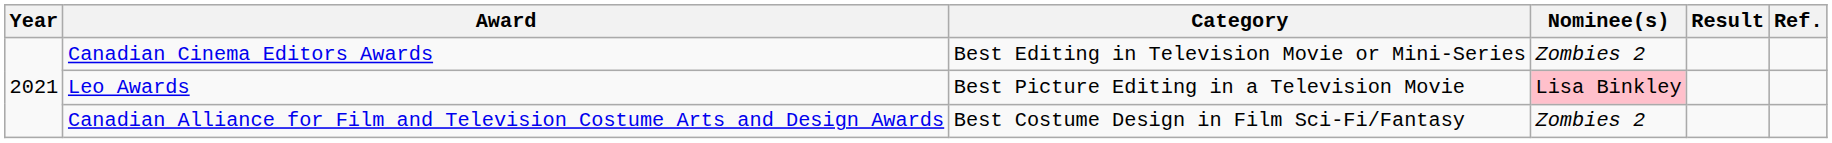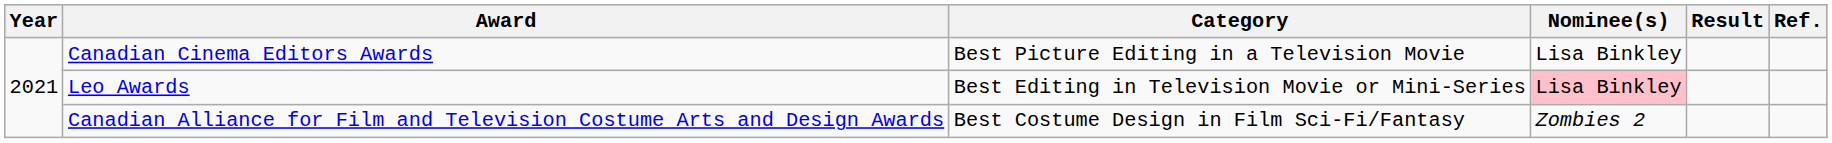(1240, 54) Best Editing in Television Movie or Mini-Series -> (1209, 54) Best Picture Editing in a Television Movie
(1590, 54) Zombies 2 -> (1609, 54) Lisa Binkley
(1209, 87) Best Picture Editing in a Television Movie -> (1240, 87) Best Editing in Television Movie or Mini-Series
